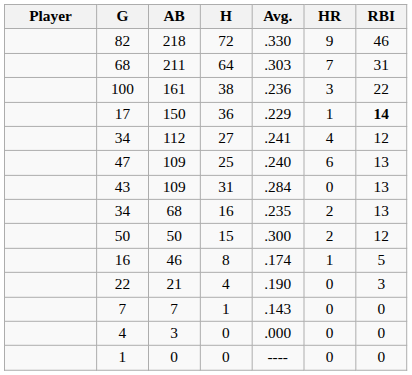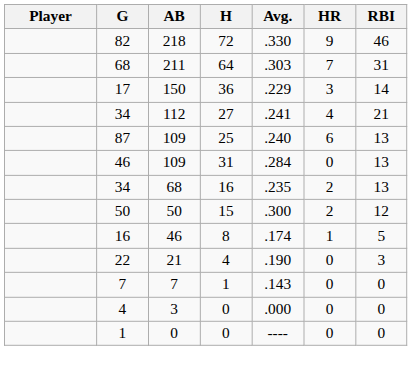- row: (174, 89)
(329, 114) 1 -> (329, 89) 3
(381, 114) bold -> (381, 89) normal
(381, 138) 12 -> (381, 114) 21
(122, 162) 47 -> (122, 138) 87
(122, 187) 43 -> (122, 162) 46
